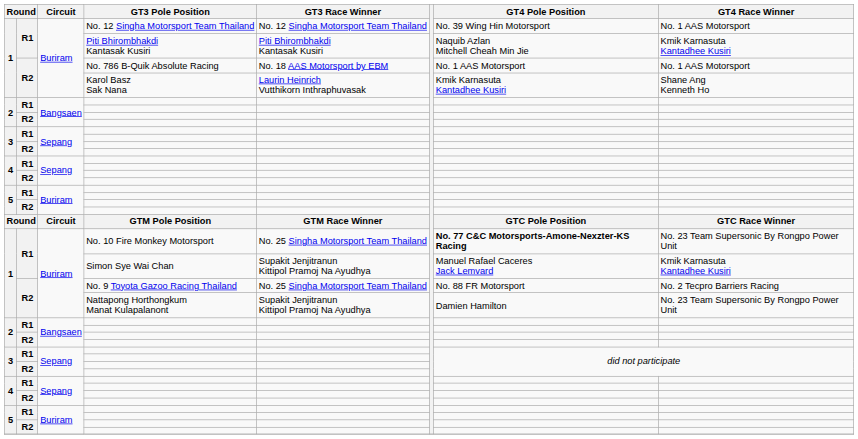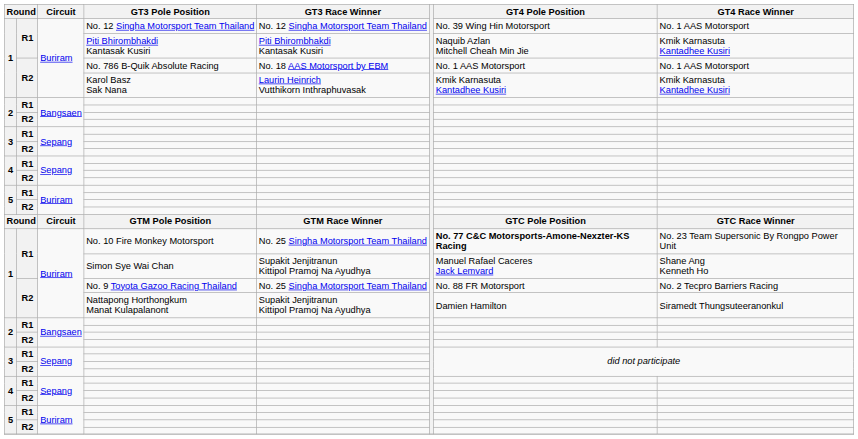(685, 85) Shane Ang Kenneth Ho -> (695, 85) Kmik Karnasuta Kantadhee Kusiri
(696, 266) Kmik Karnasuta Kantadhee Kusiri -> (684, 266) Shane Ang Kenneth Ho
(750, 305) No. 23 Team Supersonic By Rongpo Power Unit -> (721, 305) Siramedt Thungsuteeranonkul
